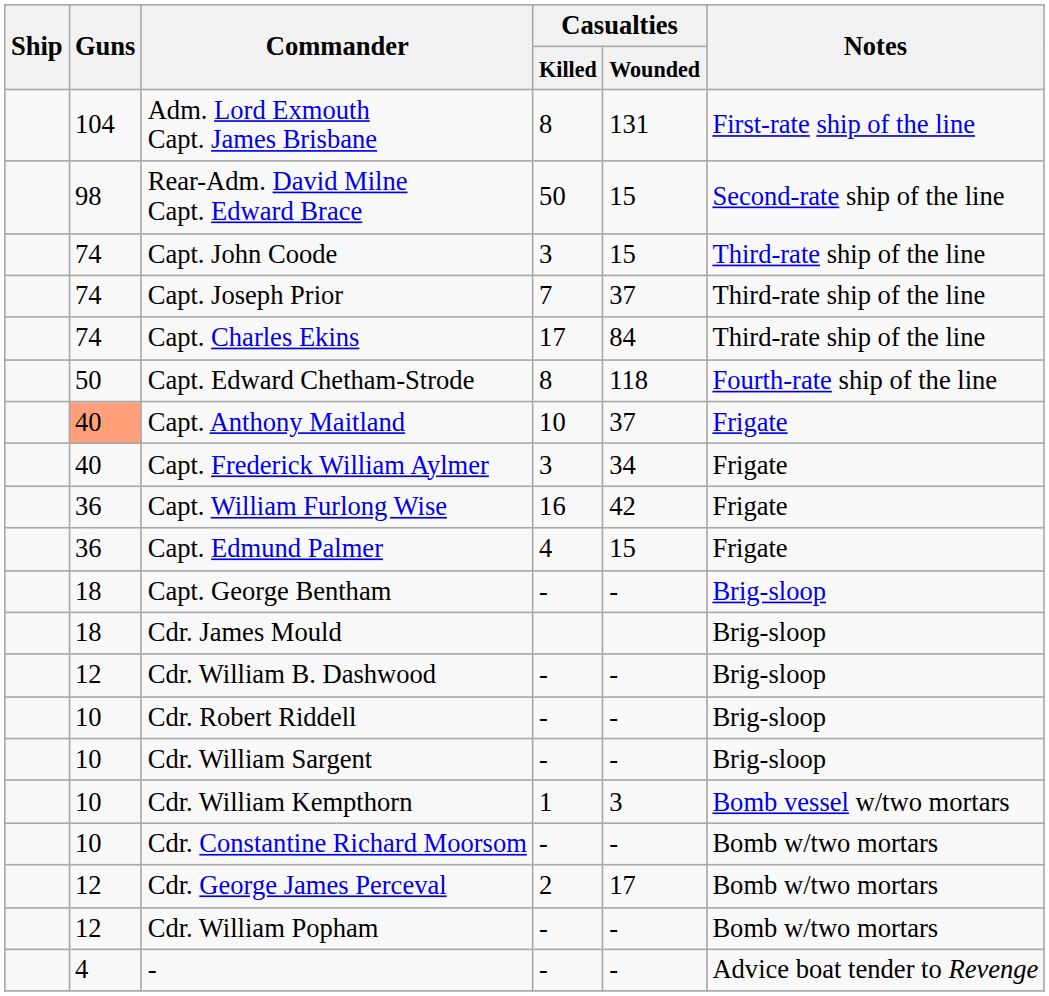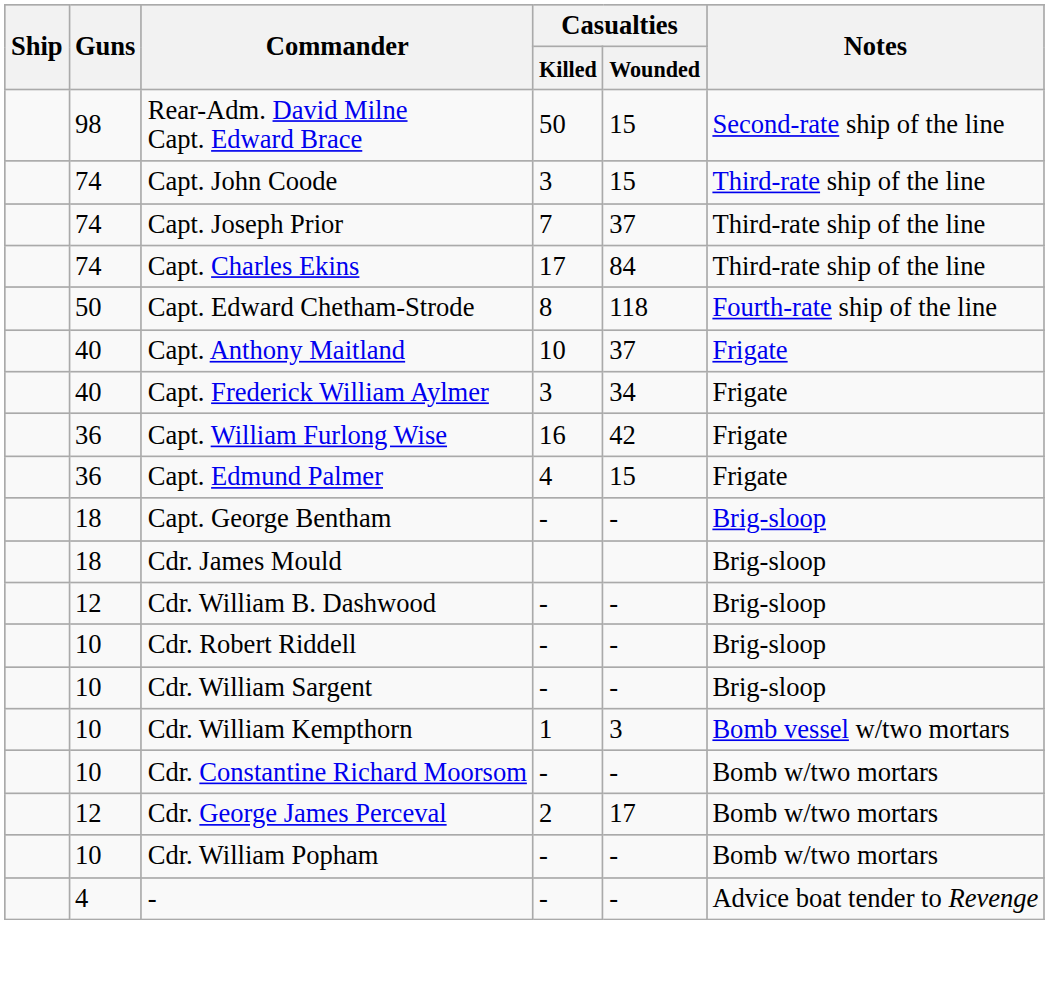- row: (262, 124)
(88, 422) lightsalmon background -> (88, 350) no background
(88, 927) 12 -> (88, 855) 10
